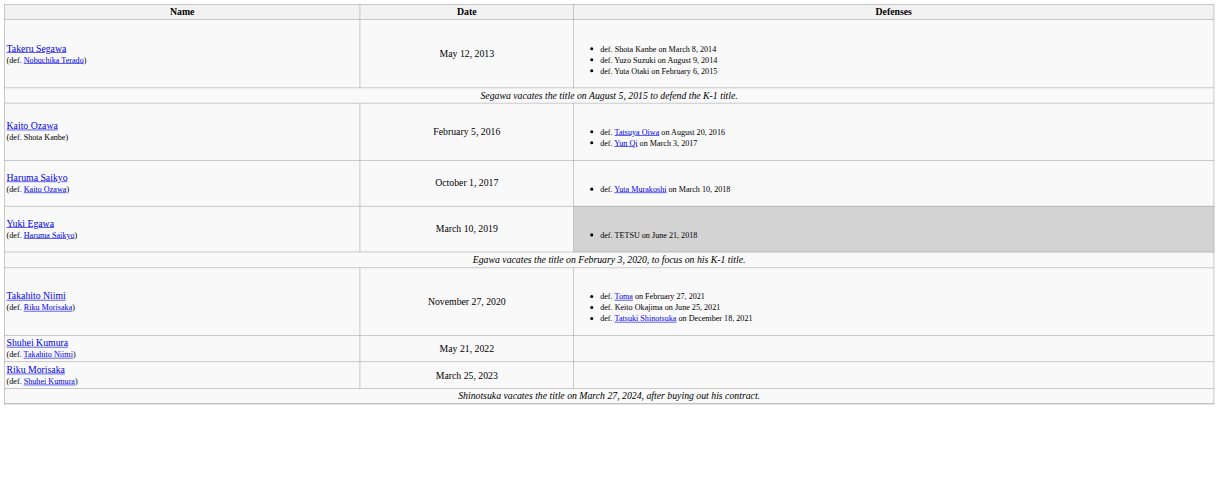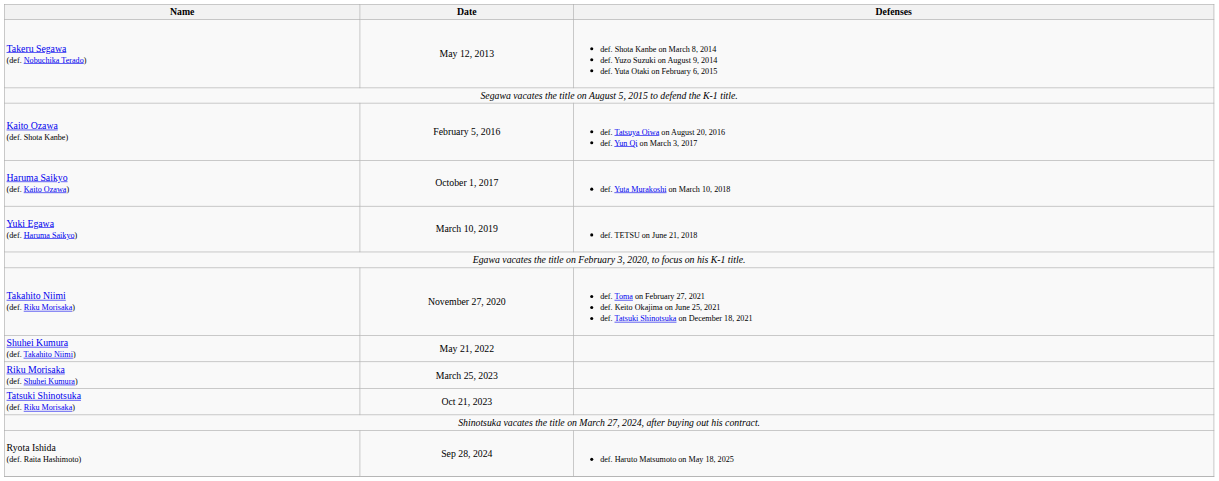(894, 235) lightgrey background -> (894, 235) no background
+ row: (44, 401)
+ row: (44, 453)
